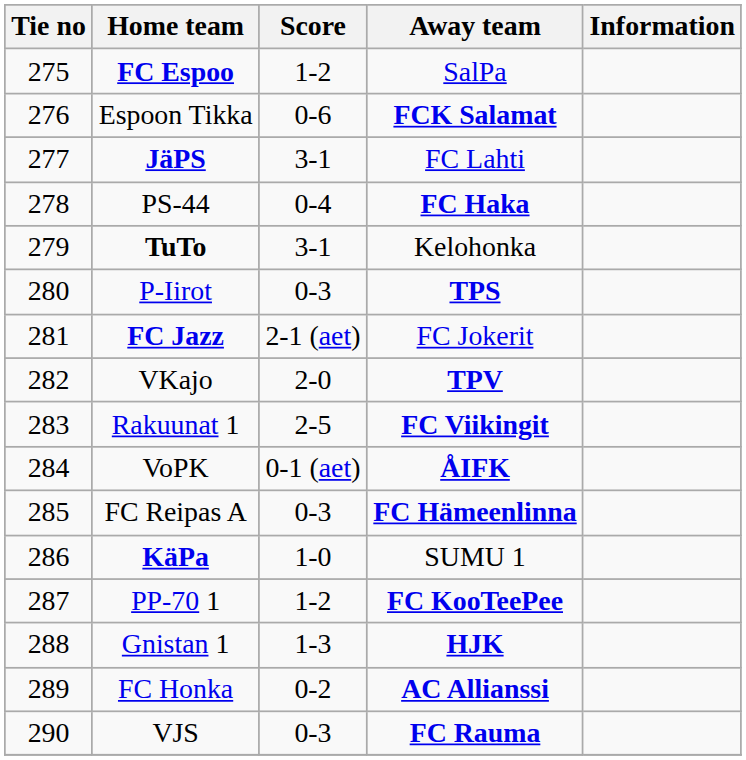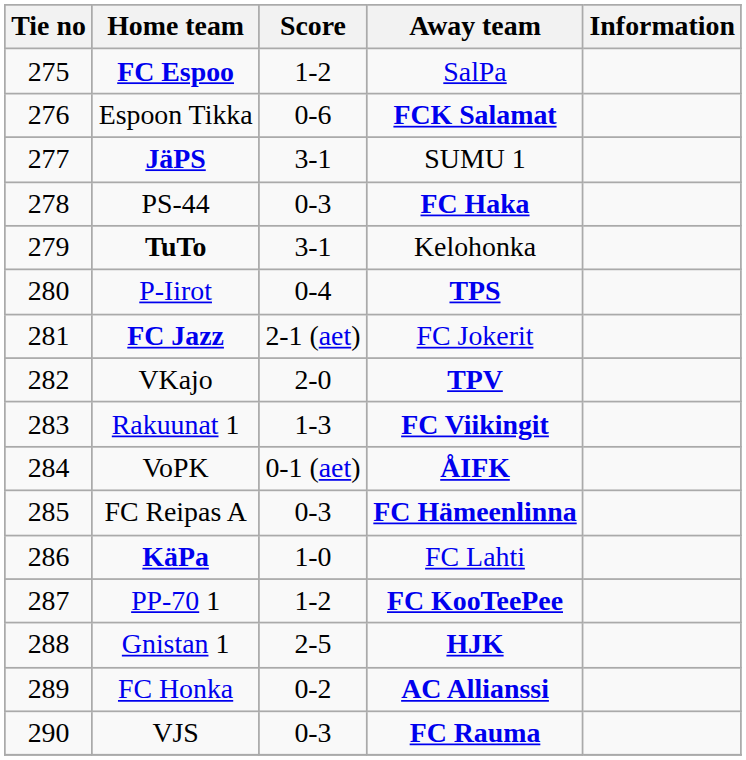(475, 159) FC Lahti -> (475, 159) SUMU 1
(313, 203) 0-4 -> (313, 203) 0-3
(313, 291) 0-3 -> (313, 291) 0-4
(313, 423) 2-5 -> (313, 423) 1-3
(475, 556) SUMU 1 -> (475, 556) FC Lahti
(313, 644) 1-3 -> (313, 644) 2-5
